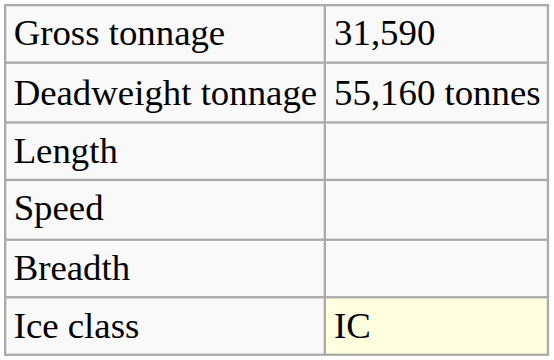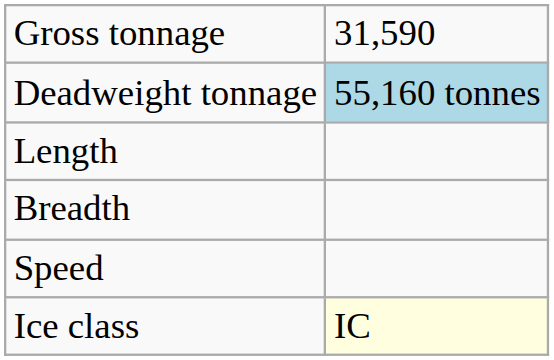(437, 92) no background -> (437, 92) lightblue background
rows swapped: (72, 267) <-> (59, 208)
